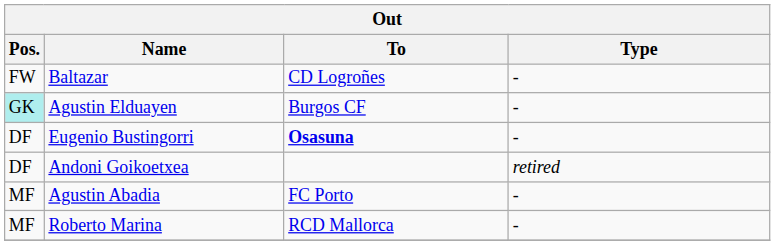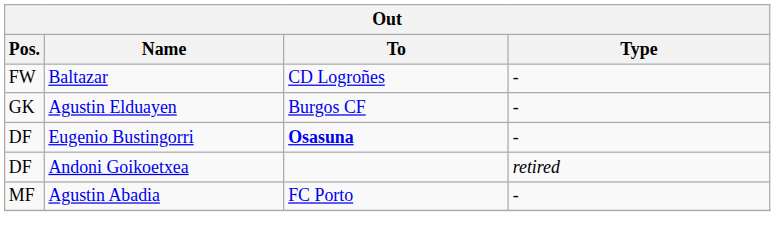(22, 107) paleturquoise background -> (22, 107) no background
- row: (105, 225)
